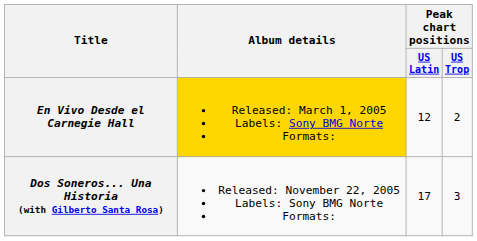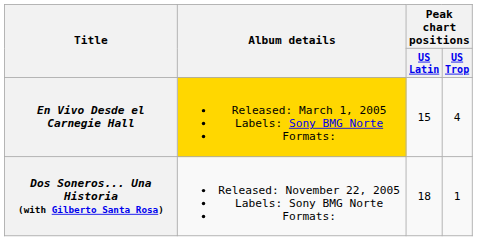(424, 117) 12 -> (424, 117) 15
(457, 117) 2 -> (457, 117) 4
(424, 196) 17 -> (424, 196) 18
(457, 196) 3 -> (457, 196) 1
